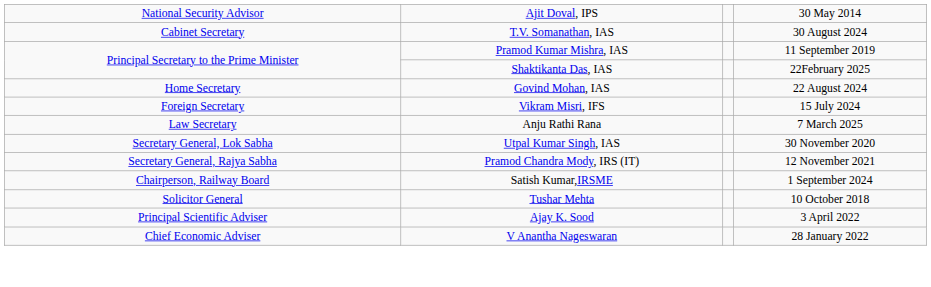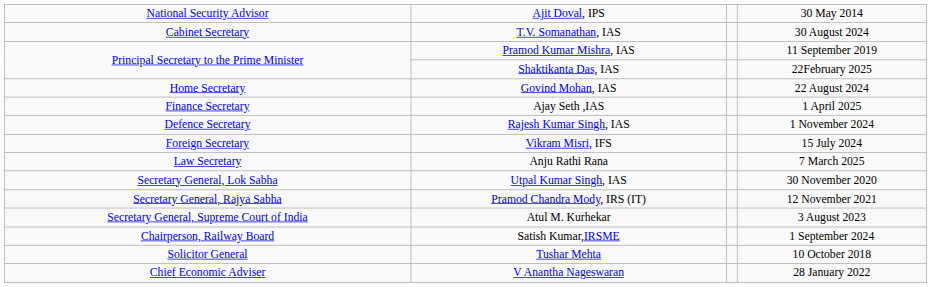+ row: (569, 106)
+ row: (569, 124)
+ row: (569, 217)
- row: (562, 217)
